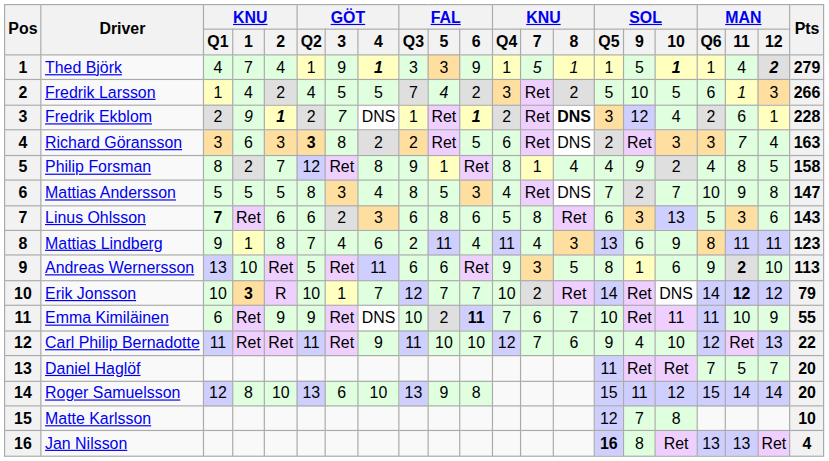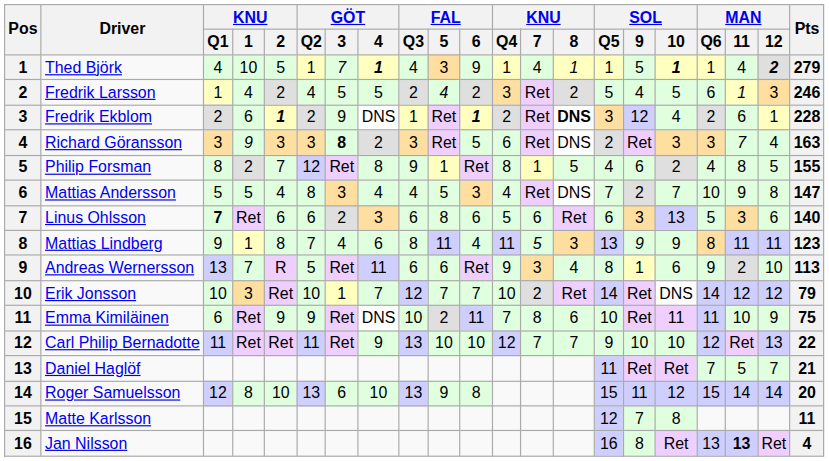(248, 67) 7 -> (248, 67) 10
(281, 67) 4 -> (281, 67) 5
(342, 67) 9 -> (342, 67) 7
(413, 67) 3 -> (413, 67) 4
(537, 67) 5 -> (537, 67) 4
(413, 92) 7 -> (413, 92) 2
(639, 92) 10 -> (639, 92) 4
(807, 92) 266 -> (807, 92) 246
(248, 117) 9 -> (248, 117) 6
(342, 117) 7 -> (342, 117) 9
(248, 142) 6 -> (248, 142) 9
(311, 142) bold -> (311, 142) normal
(342, 142) normal -> (342, 142) bold
(413, 142) 2 -> (413, 142) 3
(574, 167) 4 -> (574, 167) 5
(639, 167) 9 -> (639, 167) 6
(807, 167) 158 -> (807, 167) 155
(281, 192) 5 -> (281, 192) 4
(413, 192) 8 -> (413, 192) 4
(537, 217) 8 -> (537, 217) 6
(807, 217) 143 -> (807, 217) 140
(413, 242) 2 -> (413, 242) 8
(537, 242) 4 -> (537, 242) 5
(639, 242) 6 -> (639, 242) 9
(248, 268) 10 -> (248, 268) 7
(281, 268) Ret -> (281, 268) R
(574, 268) 5 -> (574, 268) 4
(742, 268) bold -> (742, 268) normal
(248, 293) bold -> (248, 293) normal
(281, 293) R -> (281, 293) Ret
(742, 293) bold -> (742, 293) normal
(476, 318) bold -> (476, 318) normal
(537, 318) 6 -> (537, 318) 8
(574, 318) 7 -> (574, 318) 6
(807, 318) 55 -> (807, 318) 75
(413, 343) 11 -> (413, 343) 13
(574, 343) 6 -> (574, 343) 7
(639, 343) 4 -> (639, 343) 10
(807, 368) 20 -> (807, 368) 21
(807, 418) 10 -> (807, 418) 11
(609, 443) bold -> (609, 443) normal
(742, 443) normal -> (742, 443) bold
